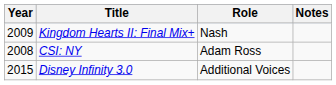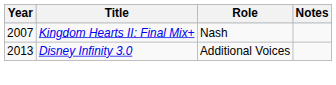(20, 32) 2009 -> (20, 32) 2007
- row: (60, 51)
(20, 70) 2015 -> (20, 51) 2013
